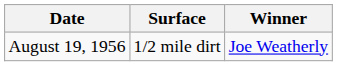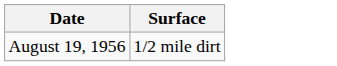- column: (278, 18)
